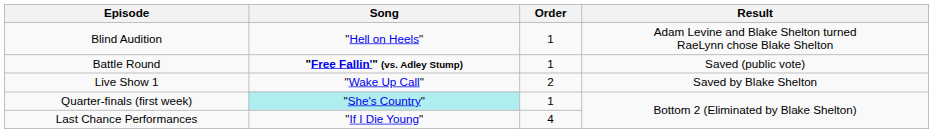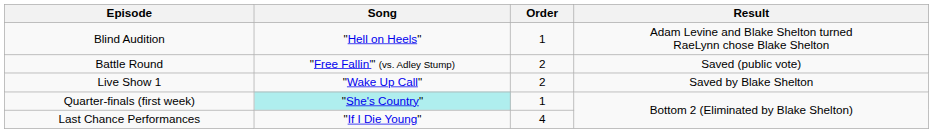(384, 63) bold -> (382, 63) normal
(551, 63) 1 -> (542, 63) 2
